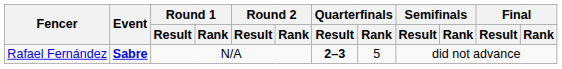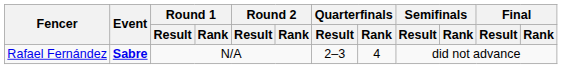(335, 54) bold -> (335, 54) normal
(377, 54) 5 -> (377, 54) 4
